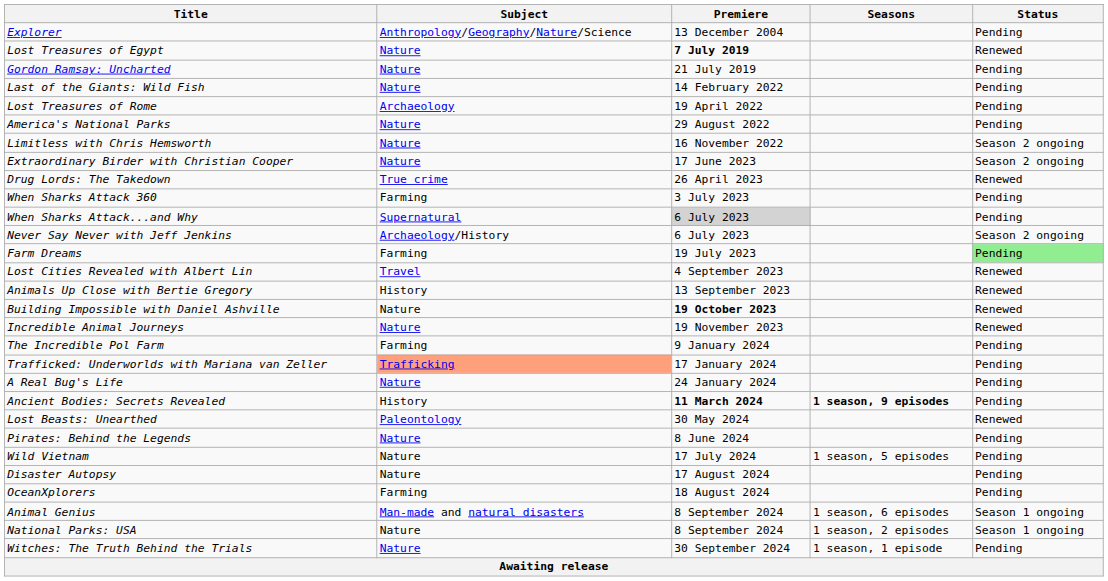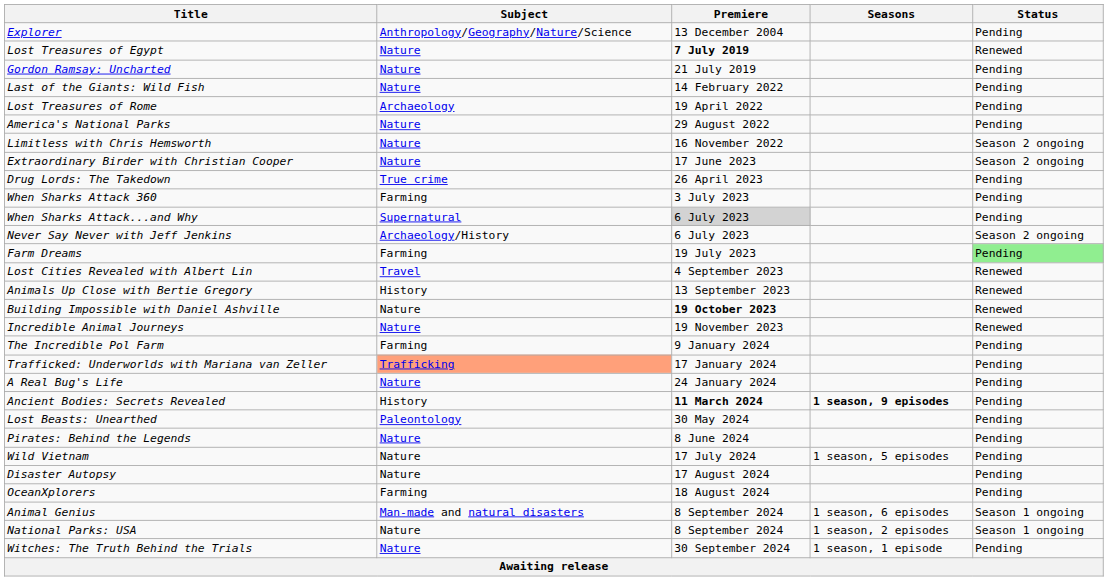(999, 180) Renewed -> (999, 180) Pending
(999, 419) Renewed -> (999, 419) Pending
